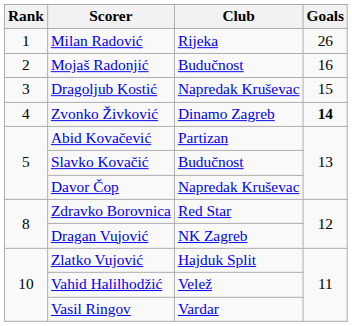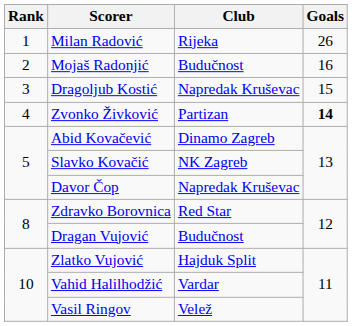(226, 114) Dinamo Zagreb -> (203, 114) Partizan
(203, 138) Partizan -> (226, 138) Dinamo Zagreb
(211, 162) Budučnost -> (213, 162) NK Zagreb
(213, 235) NK Zagreb -> (211, 235) Budučnost
(195, 284) Velež -> (198, 284) Vardar
(198, 308) Vardar -> (195, 308) Velež
